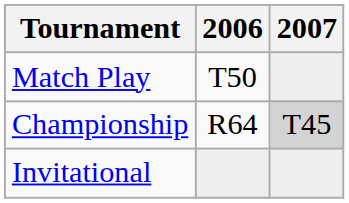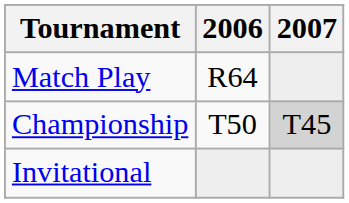(233, 76) T50 -> (232, 76) R64
(232, 124) R64 -> (233, 124) T50
